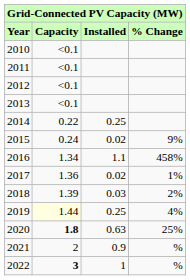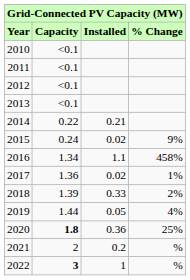(116, 121) 0.25 -> (116, 121) 0.21
(116, 193) 0.03 -> (116, 193) 0.33
(69, 211) lightyellow background -> (69, 211) no background
(116, 211) 0.25 -> (116, 211) 0.05
(116, 229) 0.63 -> (116, 229) 0.36
(119, 247) 0.9 -> (119, 247) 0.2
